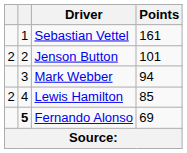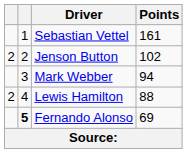(150, 56) 101 -> (150, 56) 102
(147, 97) 85 -> (147, 97) 88
